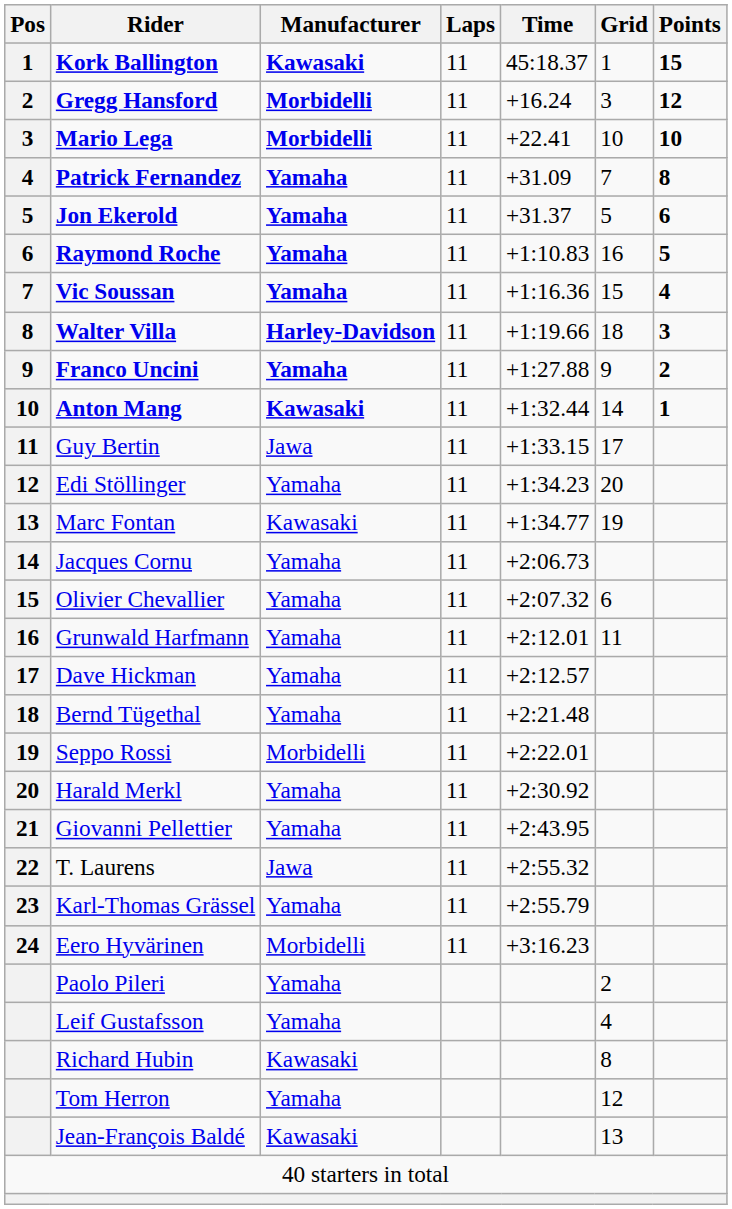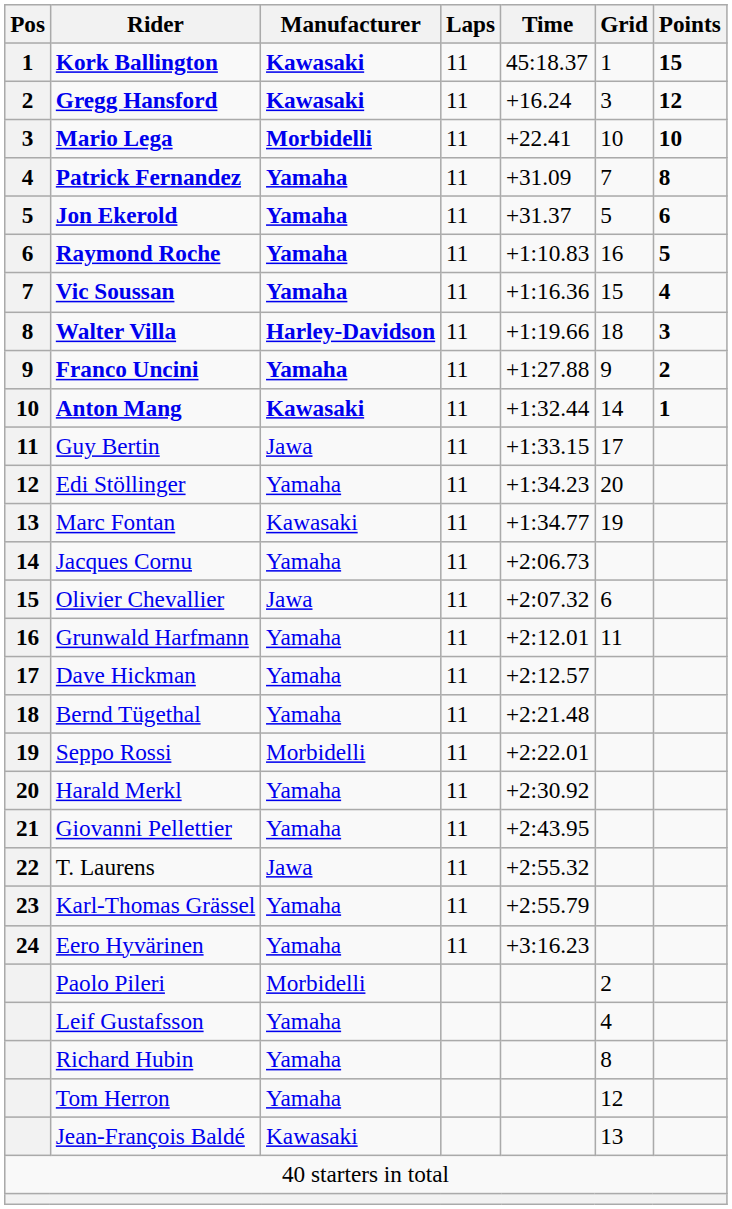(319, 100) Morbidelli -> (315, 100) Kawasaki
(304, 599) Yamaha -> (289, 599) Jawa
(316, 944) Morbidelli -> (304, 944) Yamaha
(304, 982) Yamaha -> (316, 982) Morbidelli
(312, 1059) Kawasaki -> (304, 1059) Yamaha
